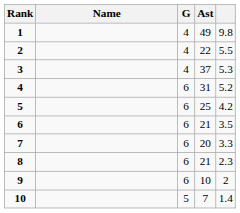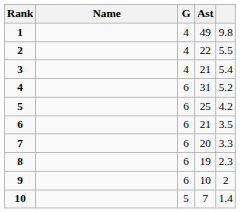(205, 69) 37 -> (205, 69) 21
(226, 69) 5.3 -> (226, 69) 5.4
(205, 162) 21 -> (205, 162) 19
